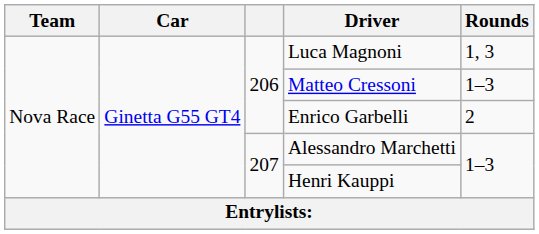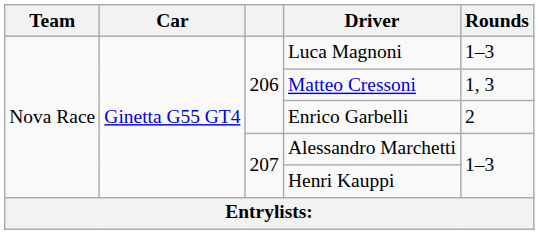(480, 52) 1, 3 -> (480, 52) 1–3
(480, 84) 1–3 -> (480, 84) 1, 3
